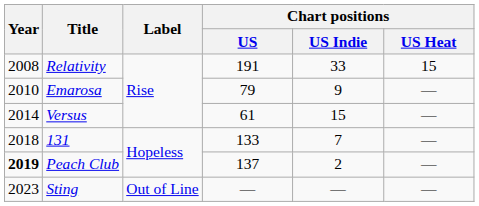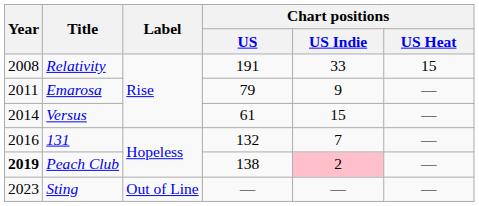(24, 90) 2010 -> (23, 90) 2011
(24, 139) 2018 -> (24, 139) 2016
(248, 139) 133 -> (248, 139) 132
(248, 164) 137 -> (248, 164) 138
(338, 164) no background -> (338, 164) pink background
